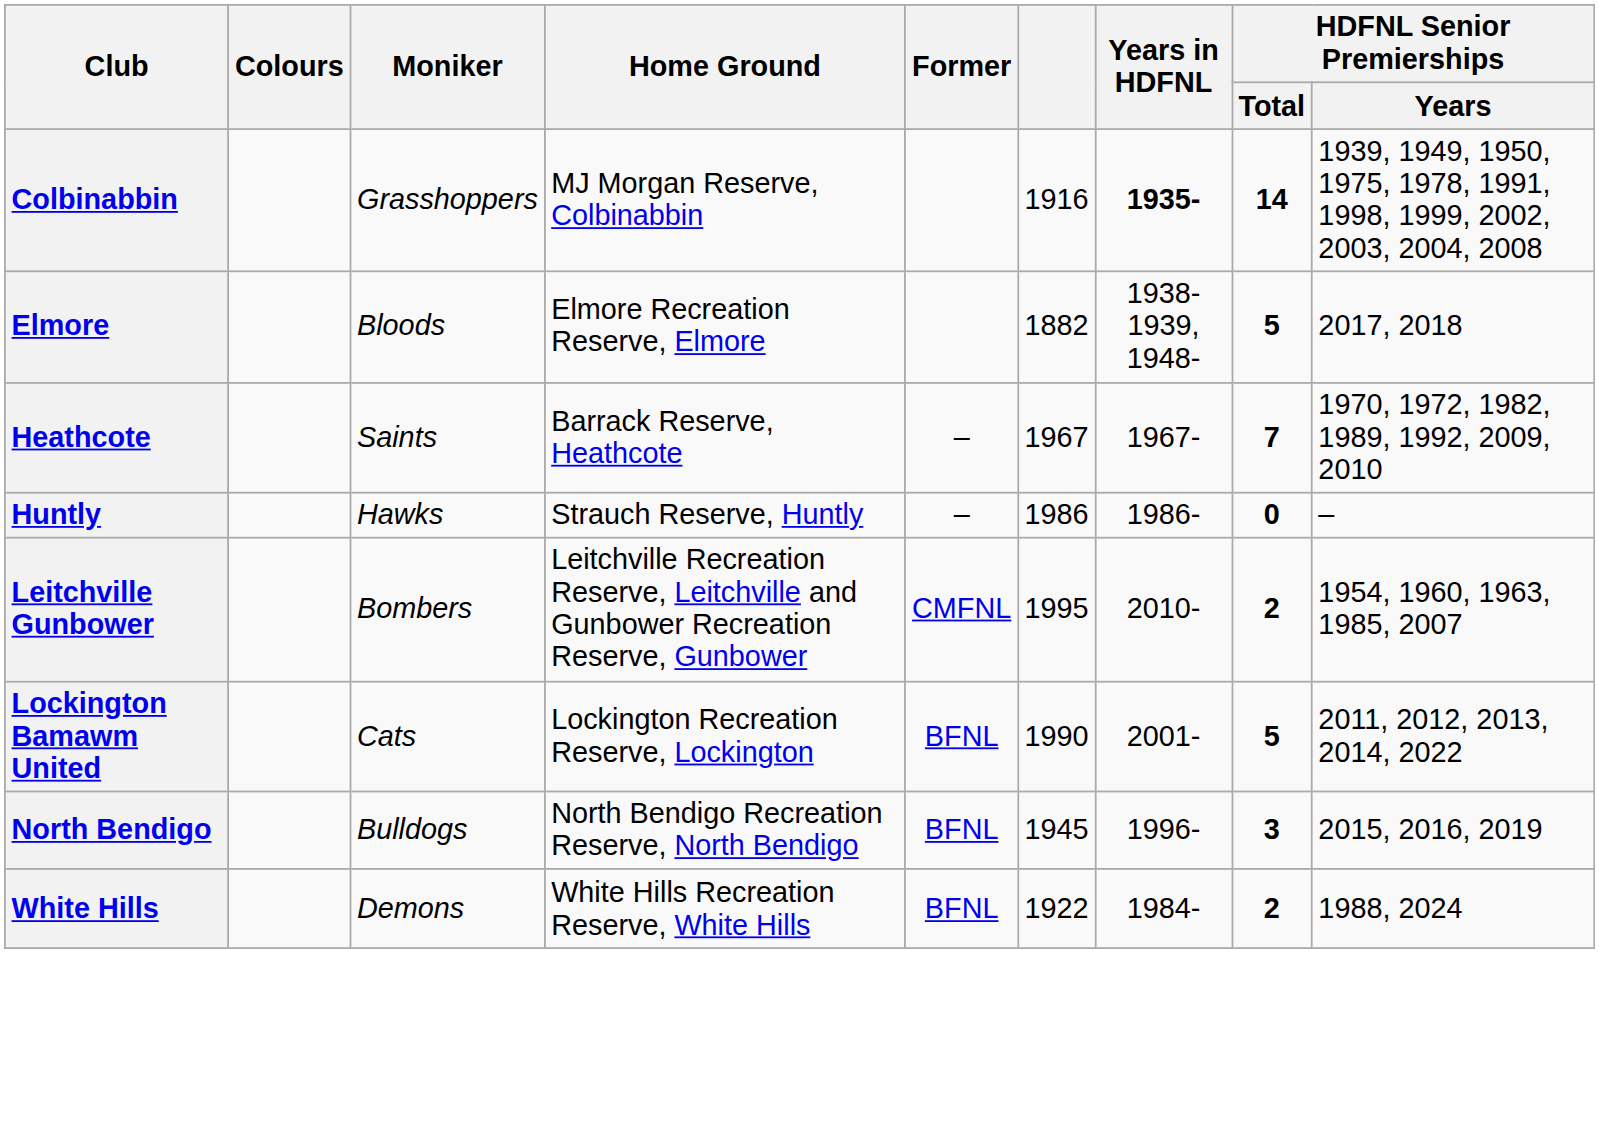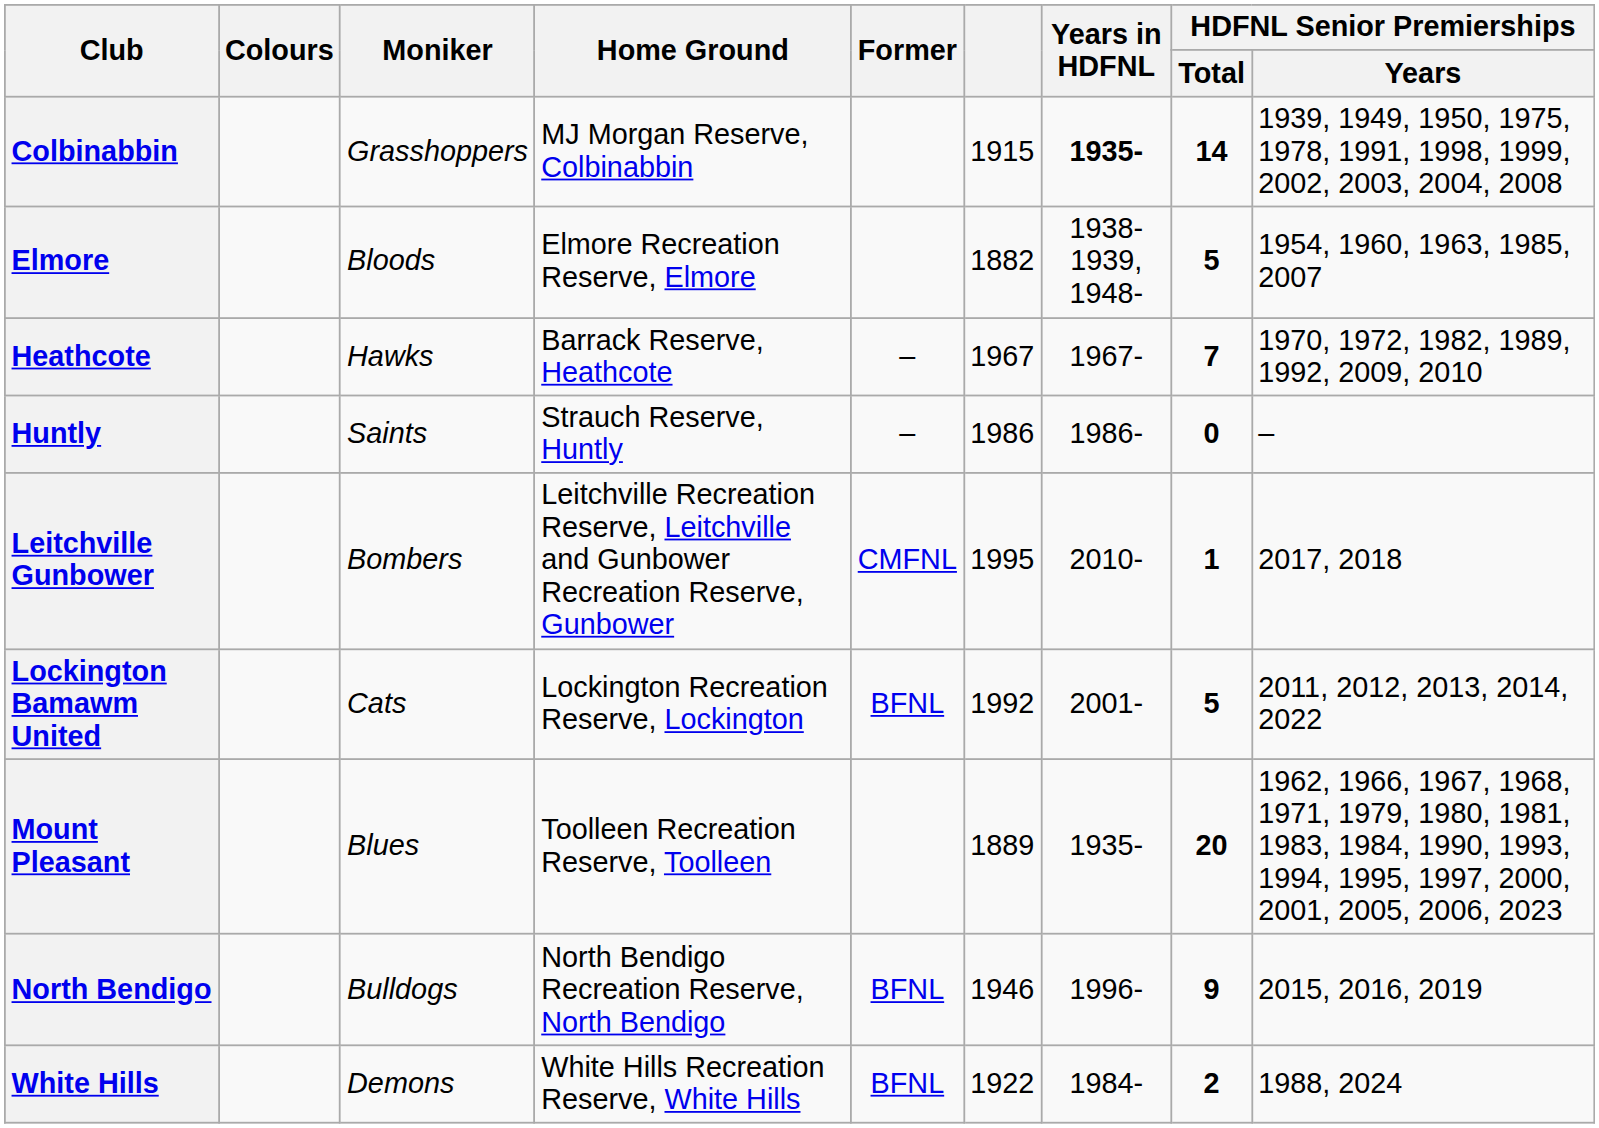(1057, 199) 1916 -> (1002, 151) 1915
(1390, 326) 2017, 2018 -> (1414, 261) 1954, 1960, 1963, 1985, 2007
(397, 436) Saints -> (390, 355) Hawks
(400, 514) Hawks -> (387, 433) Saints
(1272, 609) 2 -> (1212, 560) 1
(1434, 609) 1954, 1960, 1963, 1985, 2007 -> (1330, 560) 2017, 2018
(1057, 735) 1990 -> (1002, 703) 1992
+ row: (71, 846)
(1057, 830) 1945 -> (1002, 989) 1946
(1272, 830) 3 -> (1212, 989) 9
